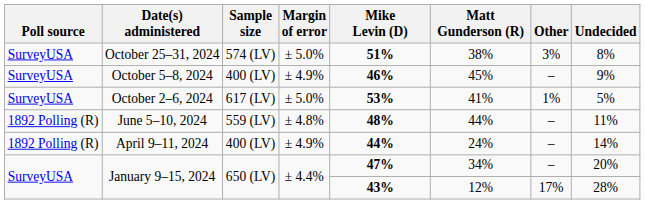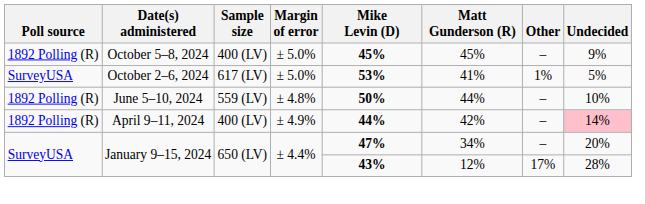- row: (162, 54)
(40, 76) SurveyUSA -> (53, 54) 1892 Polling (R)
(304, 76) ± 4.9% -> (296, 54) ± 5.0%
(380, 76) 46% -> (372, 54) 45%
(380, 121) 48% -> (372, 99) 50%
(606, 121) 11% -> (597, 99) 10%
(481, 143) 24% -> (472, 121) 42%
(606, 143) no background -> (597, 121) pink background
